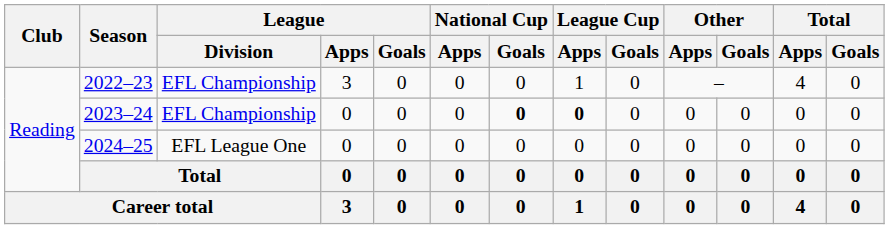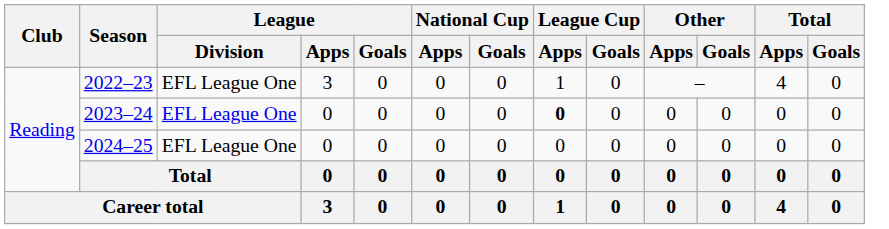(239, 82) EFL Championship -> (229, 82) EFL League One
(239, 113) EFL Championship -> (229, 113) EFL League One
(521, 113) bold -> (502, 113) normal
